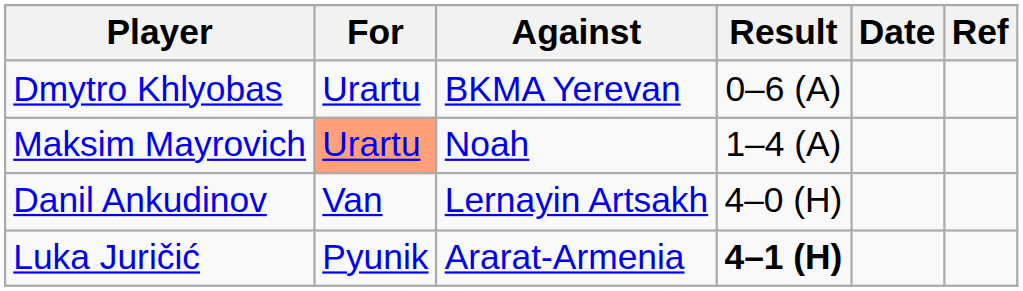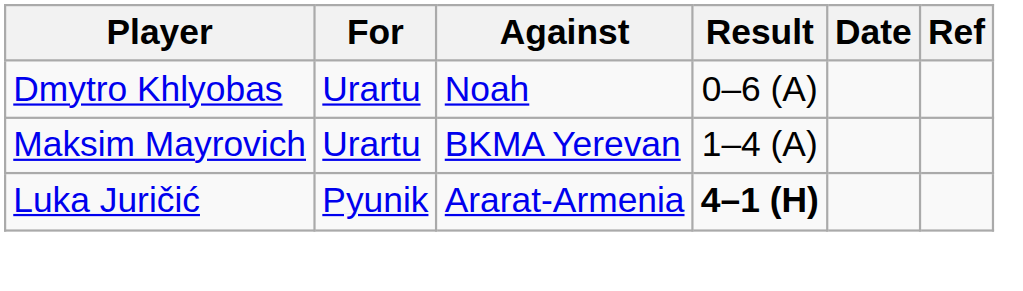(563, 88) BKMA Yerevan -> (487, 88) Noah
(371, 144) lightsalmon background -> (371, 144) no background
(487, 144) Noah -> (563, 144) BKMA Yerevan
- row: (140, 200)
